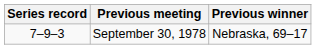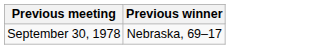- column: (47, 14)
